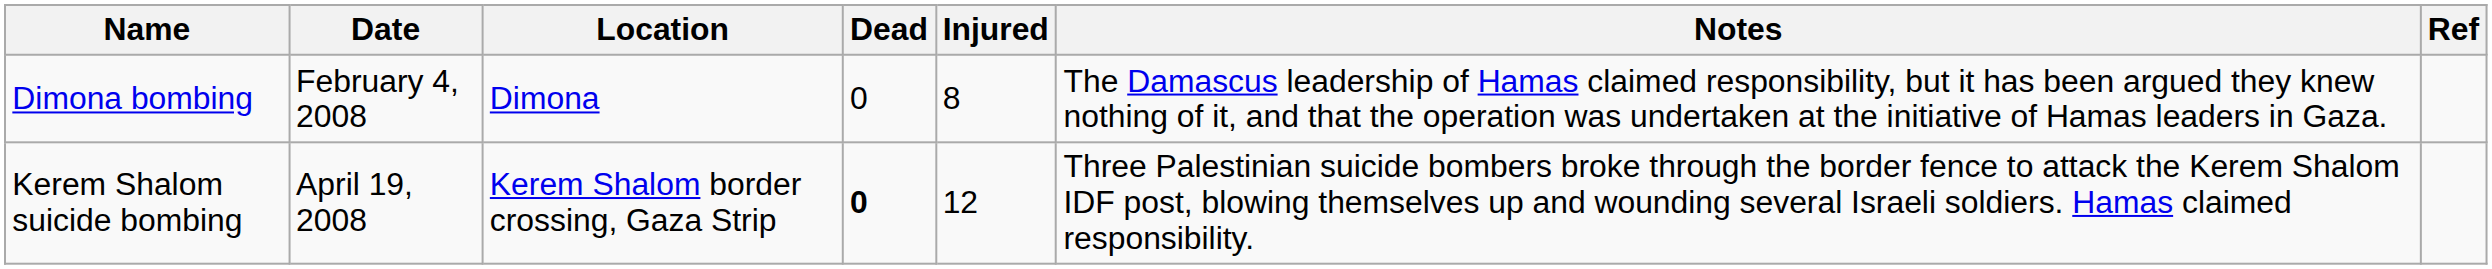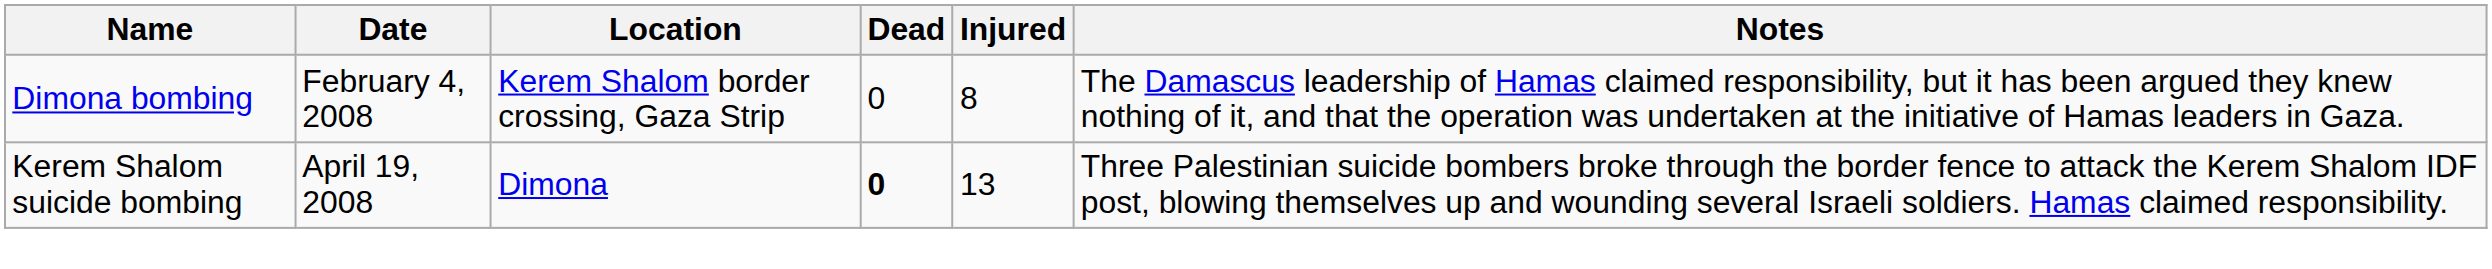- column: (2454, 29)
(545, 98) Dimona -> (654, 98) Kerem Shalom border crossing, Gaza Strip
(646, 202) Kerem Shalom border crossing, Gaza Strip -> (553, 184) Dimona
(960, 202) 12 -> (978, 184) 13
